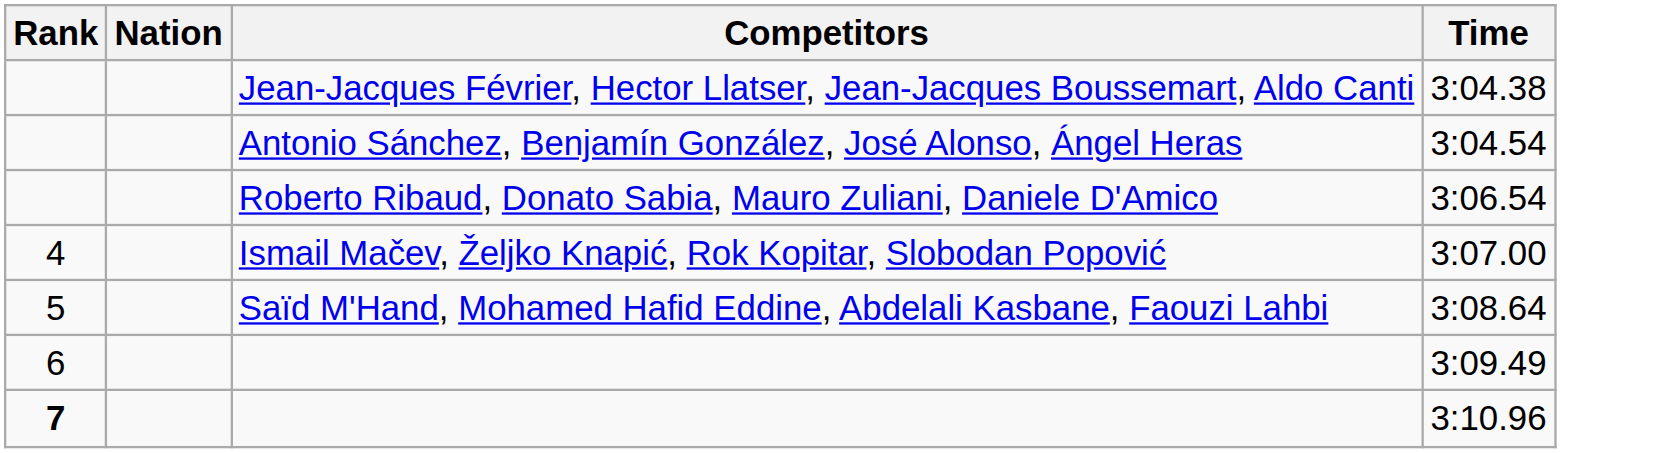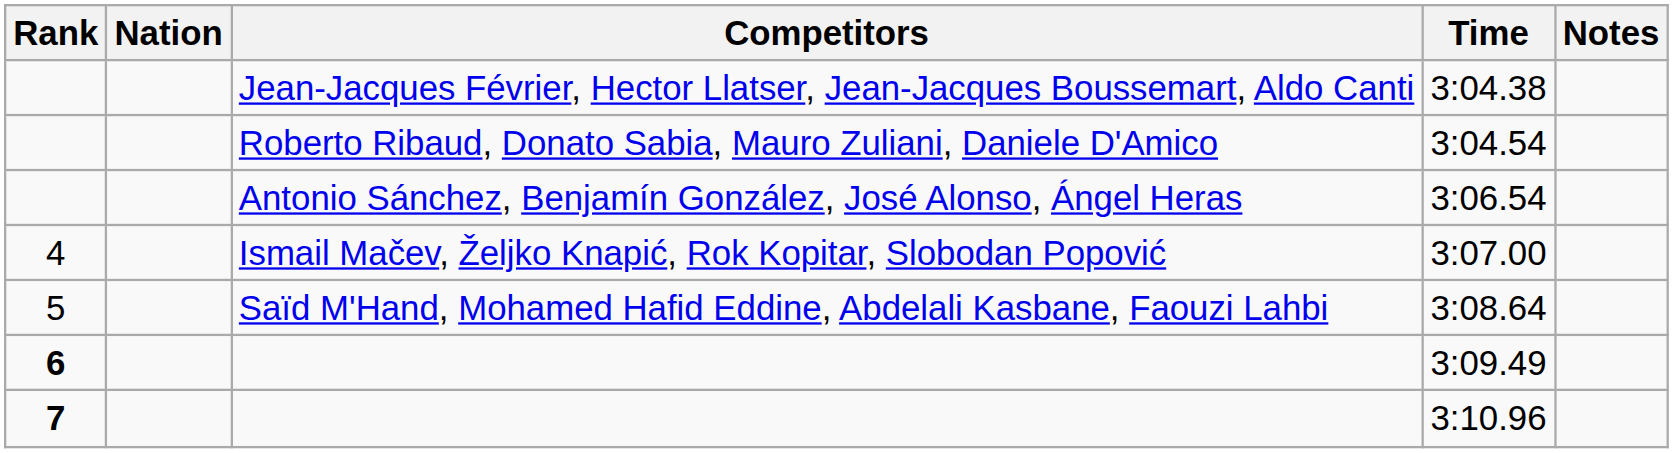+ column: (1611, 33)
(741, 143) Antonio Sánchez, Benjamín González, José Alonso, Ángel Heras -> (728, 143) Roberto Ribaud, Donato Sabia, Mauro Zuliani, Daniele D'Amico
(728, 198) Roberto Ribaud, Donato Sabia, Mauro Zuliani, Daniele D'Amico -> (741, 198) Antonio Sánchez, Benjamín González, José Alonso, Ángel Heras
(56, 364) normal -> (56, 364) bold
